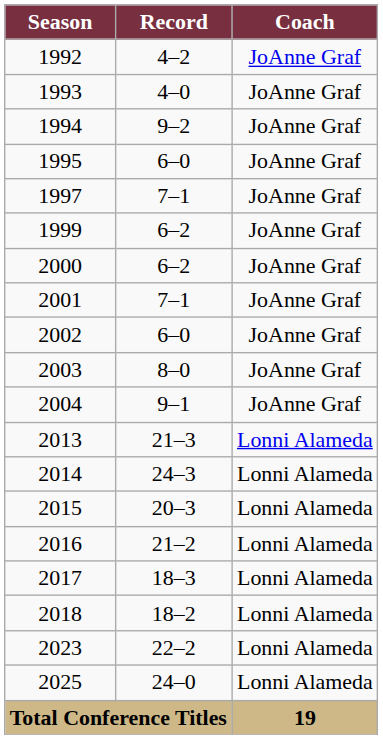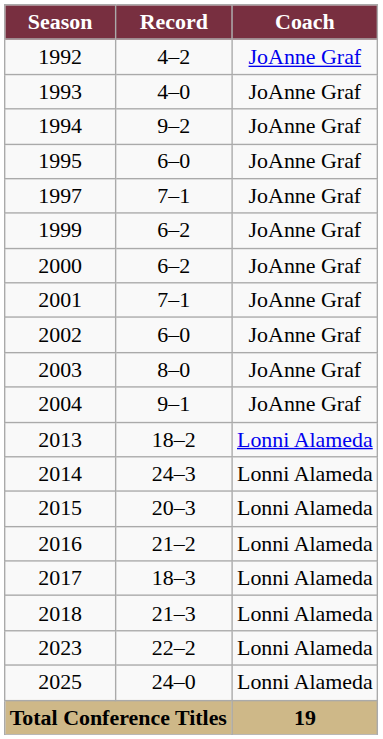(174, 439) 21–3 -> (174, 439) 18–2
(174, 612) 18–2 -> (174, 612) 21–3
